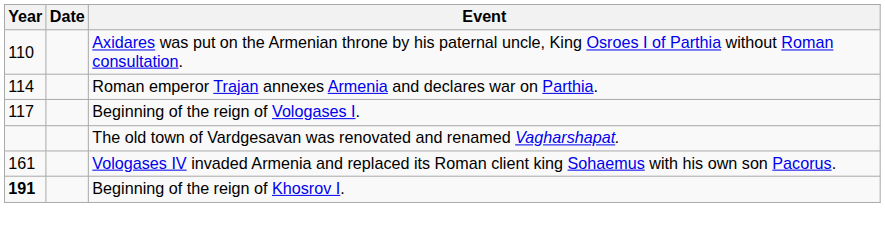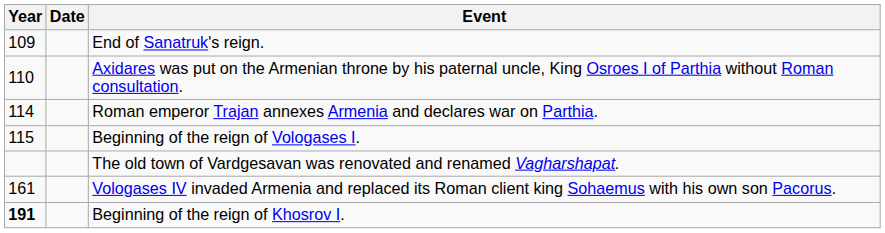+ row: (178, 42)
(21, 112) 117 -> (21, 138) 115
